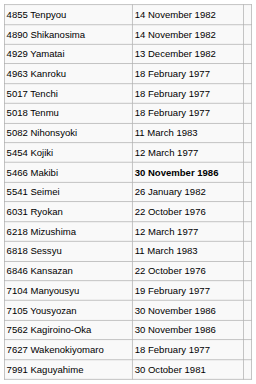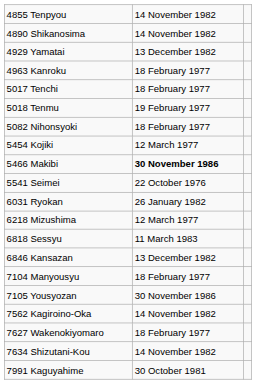(172, 113) 18 February 1977 -> (172, 108) 19 February 1977
(166, 133) 11 March 1983 -> (172, 127) 18 February 1977
(170, 192) 26 January 1982 -> (170, 183) 22 October 1976
(170, 212) 22 October 1976 -> (170, 201) 26 January 1982
(170, 271) 22 October 1976 -> (175, 258) 13 December 1982
(172, 291) 19 February 1977 -> (172, 276) 18 February 1977
(175, 330) 30 November 1986 -> (175, 314) 14 November 1982
+ row: (48, 351)
